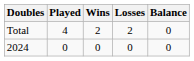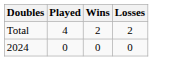- column: (168, 13)
